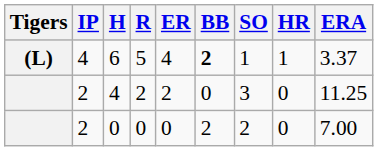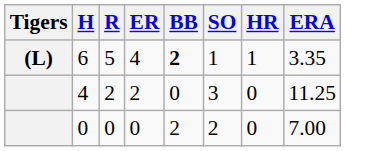- column: (88, 22)
(339, 57) 3.37 -> (307, 57) 3.35
